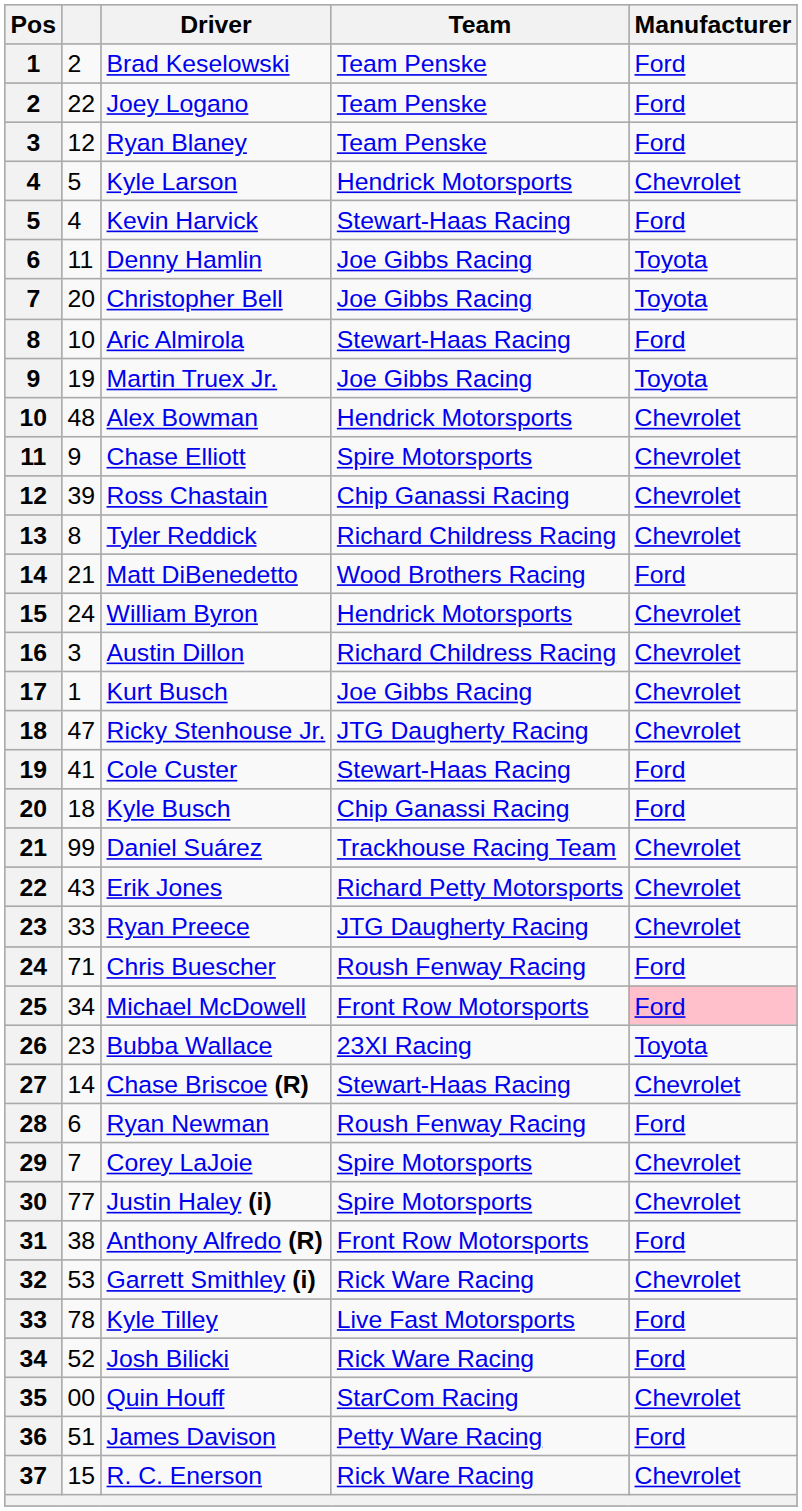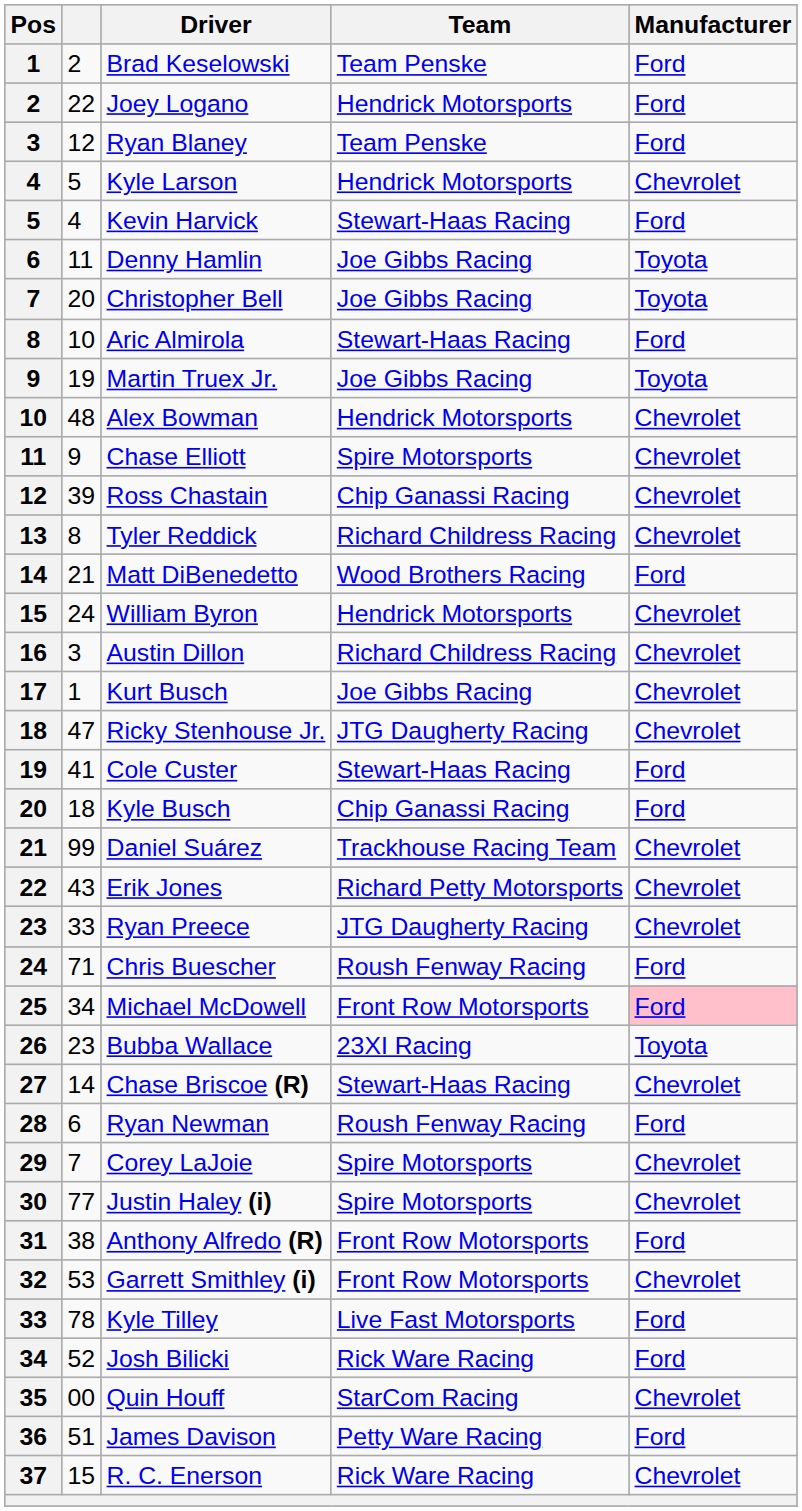(412, 103) Team Penske -> (454, 103) Hendrick Motorsports
(435, 1280) Rick Ware Racing -> (463, 1280) Front Row Motorsports
